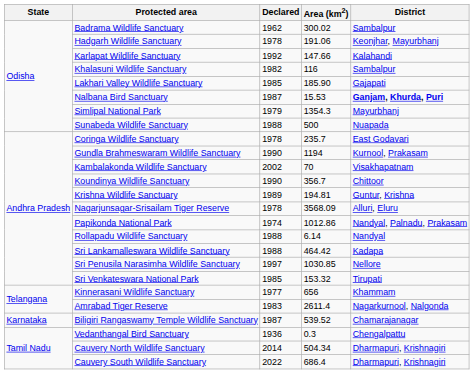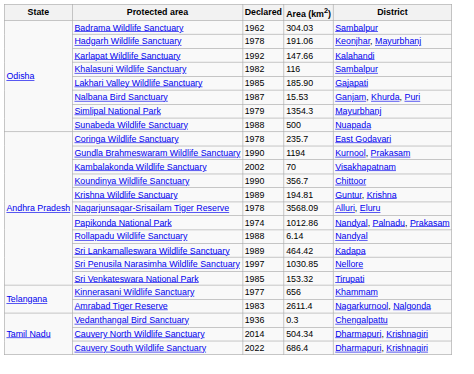(317, 27) 300.02 -> (300, 27) 304.03
(398, 97) bold -> (378, 97) normal
(272, 250) 1988 -> (254, 250) 1989
- row: (166, 320)
